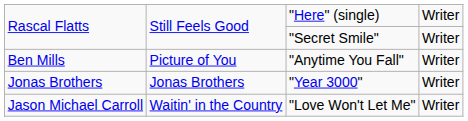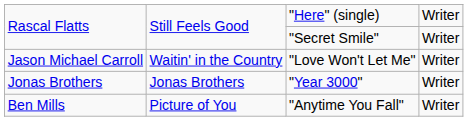rows swapped: (75, 104) <-> (36, 60)
